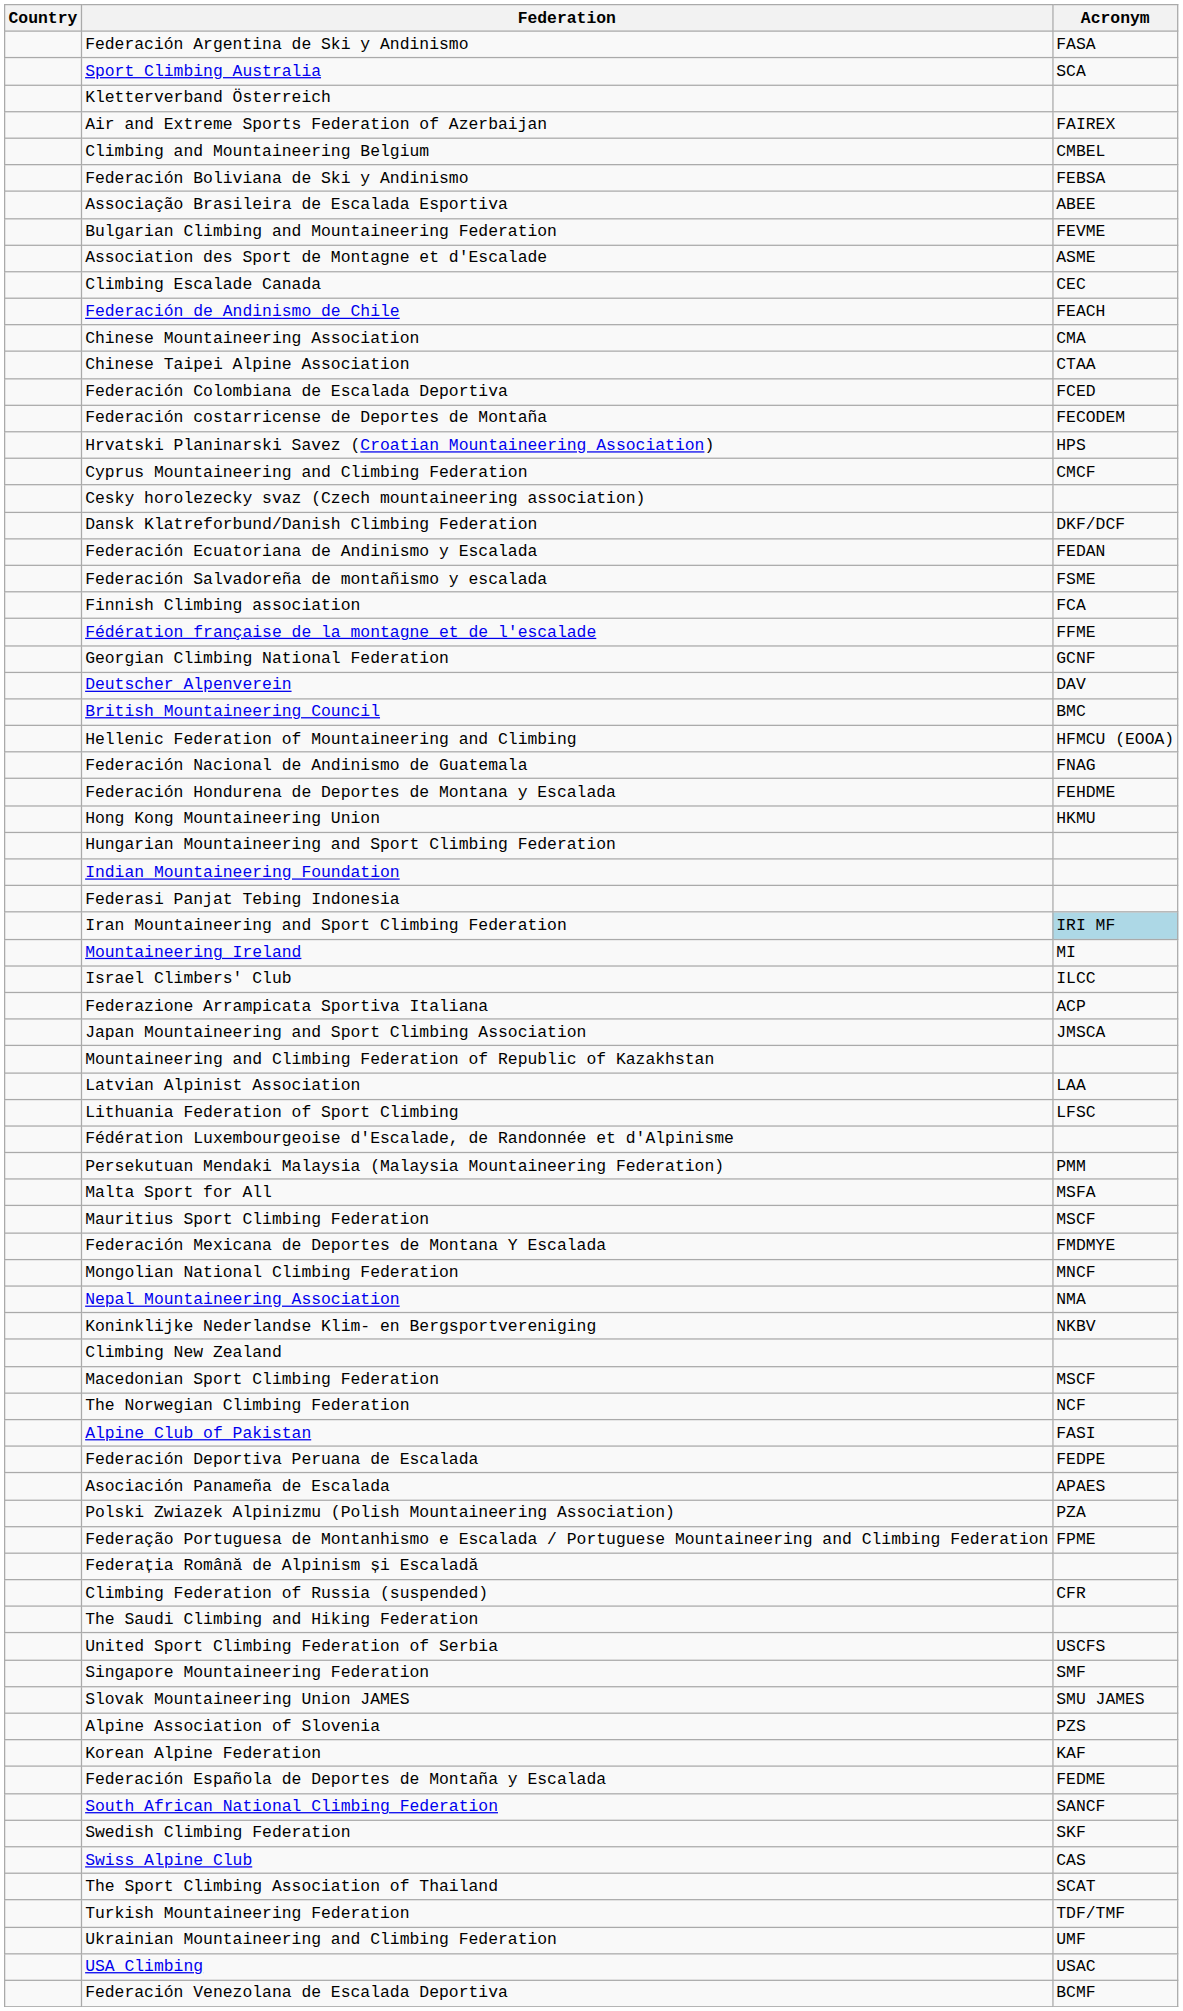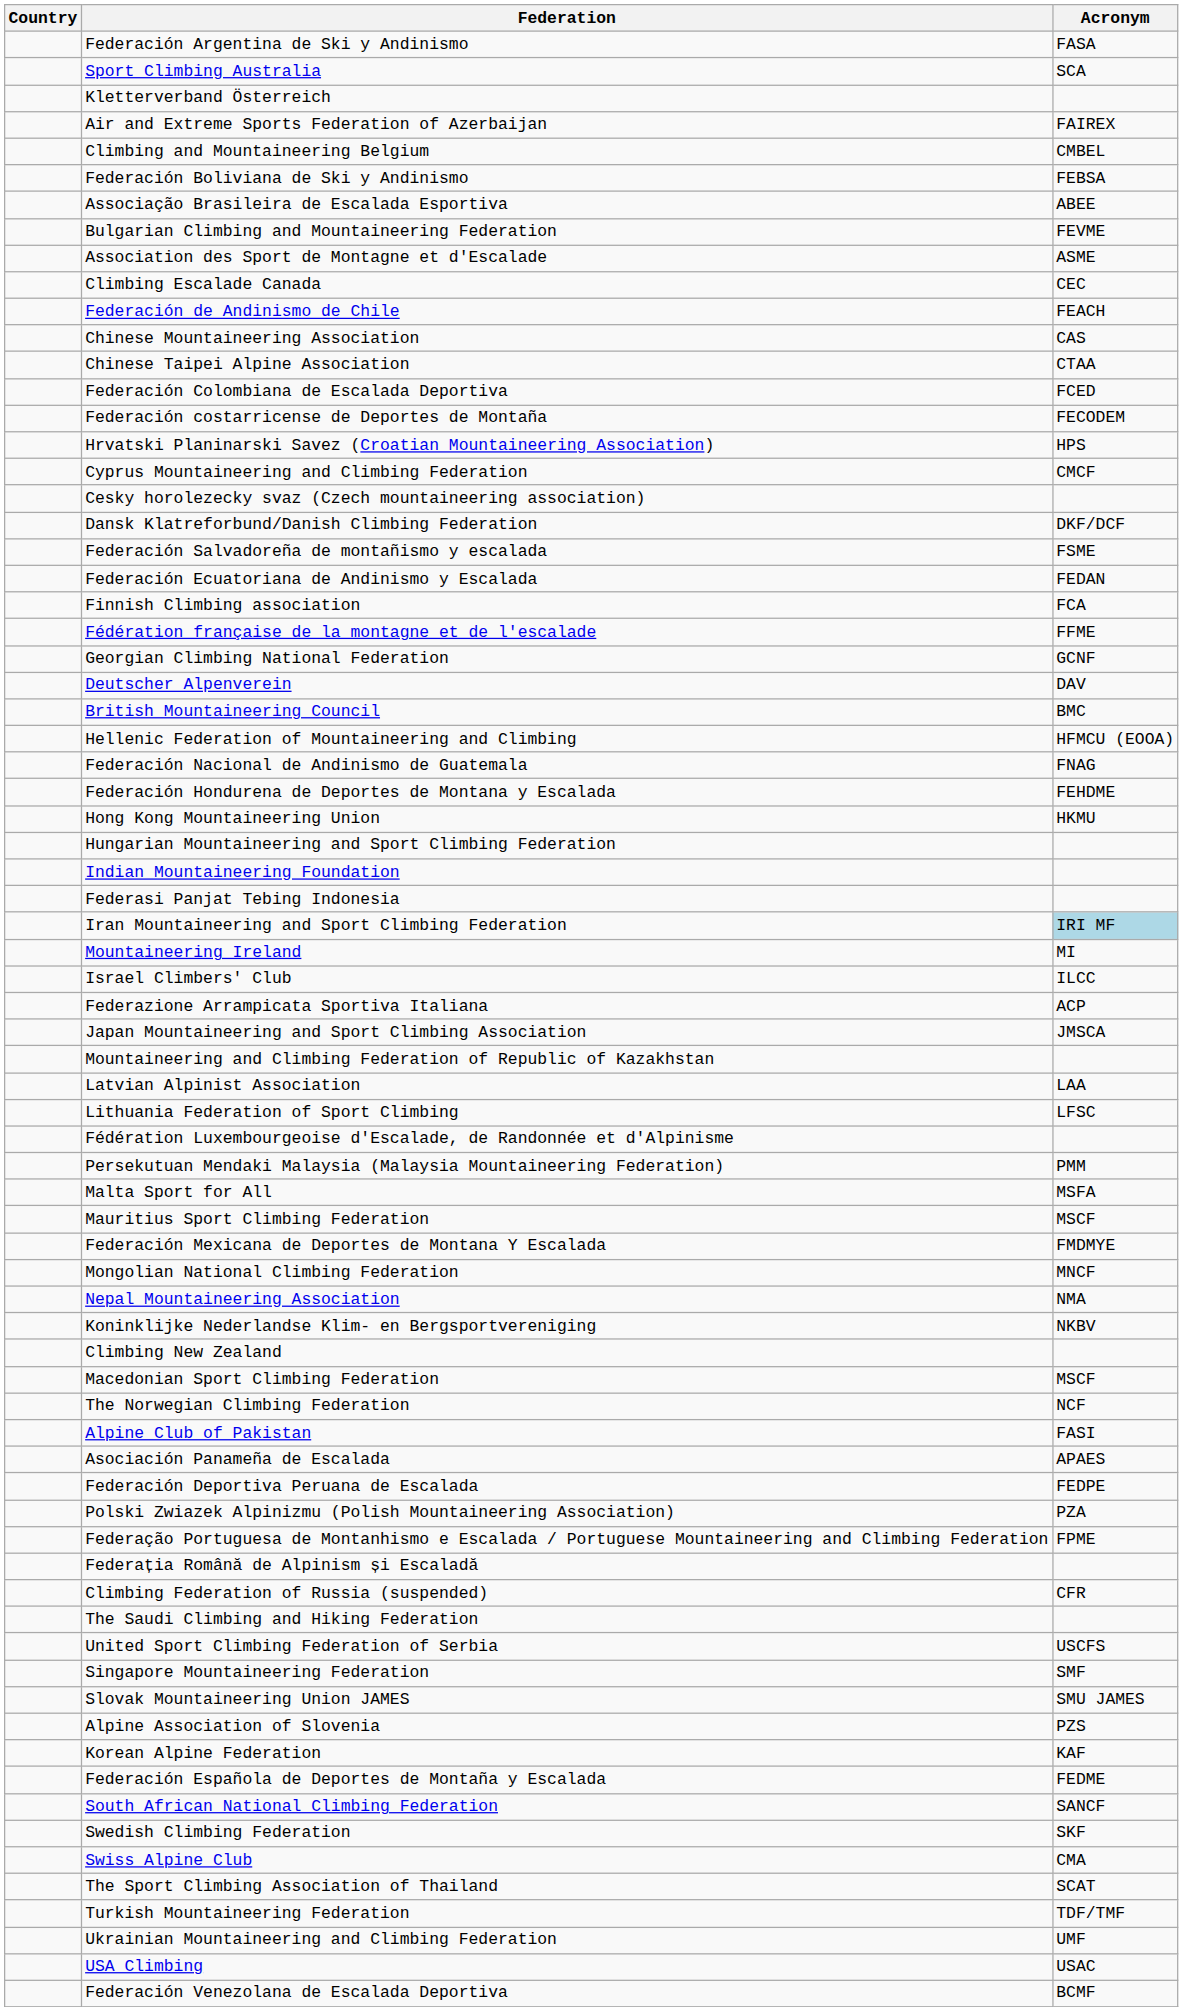(1071, 338) CMA -> (1071, 338) CAS
rows swapped: (311, 552) <-> (316, 579)
rows swapped: (237, 1486) <-> (282, 1460)
(1071, 1860) CAS -> (1071, 1860) CMA
